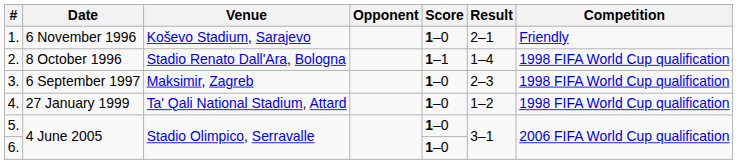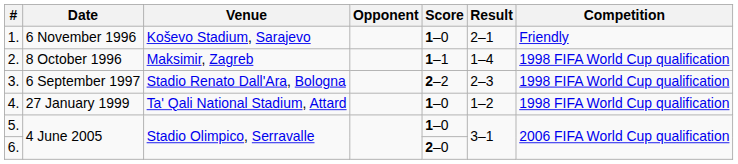(246, 59) Stadio Renato Dall'Ara, Bologna -> (200, 59) Maksimir, Zagreb
(200, 81) Maksimir, Zagreb -> (246, 81) Stadio Renato Dall'Ara, Bologna
(437, 81) 1–0 -> (437, 81) 2–2
(437, 147) 1–0 -> (437, 147) 2–0
